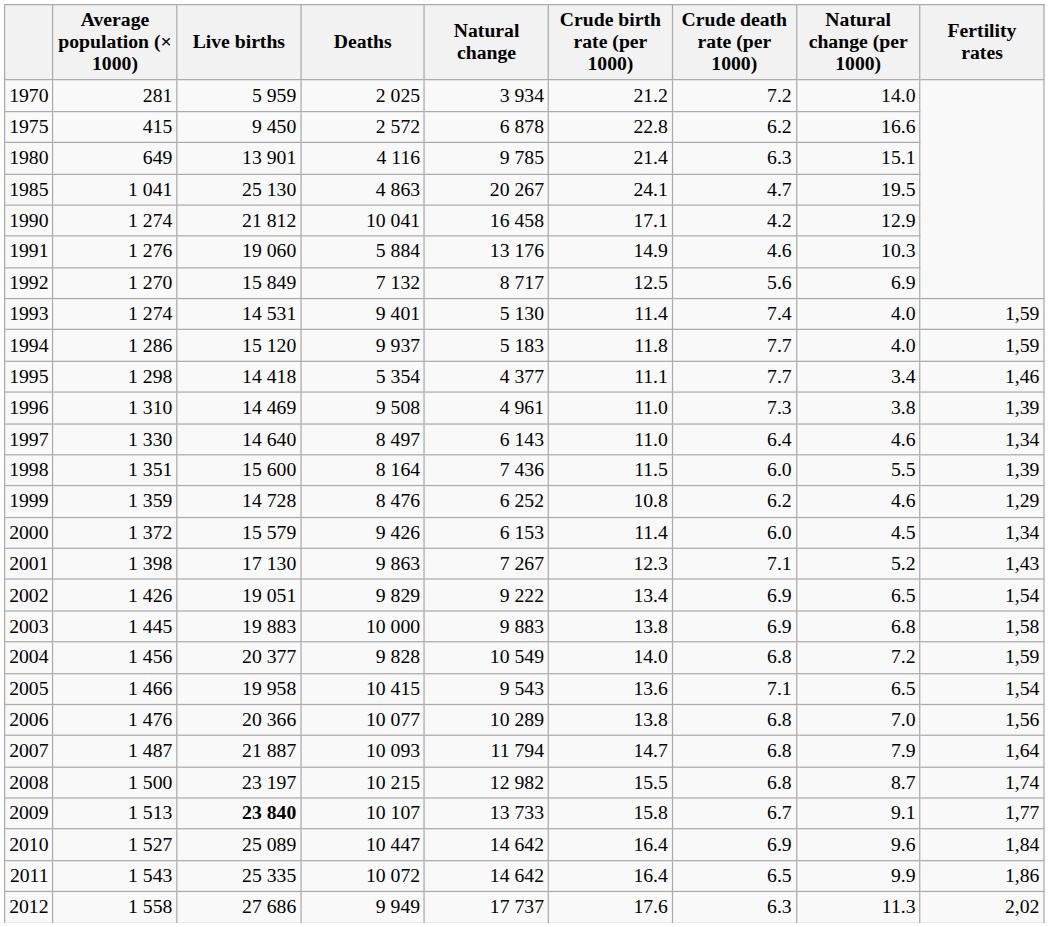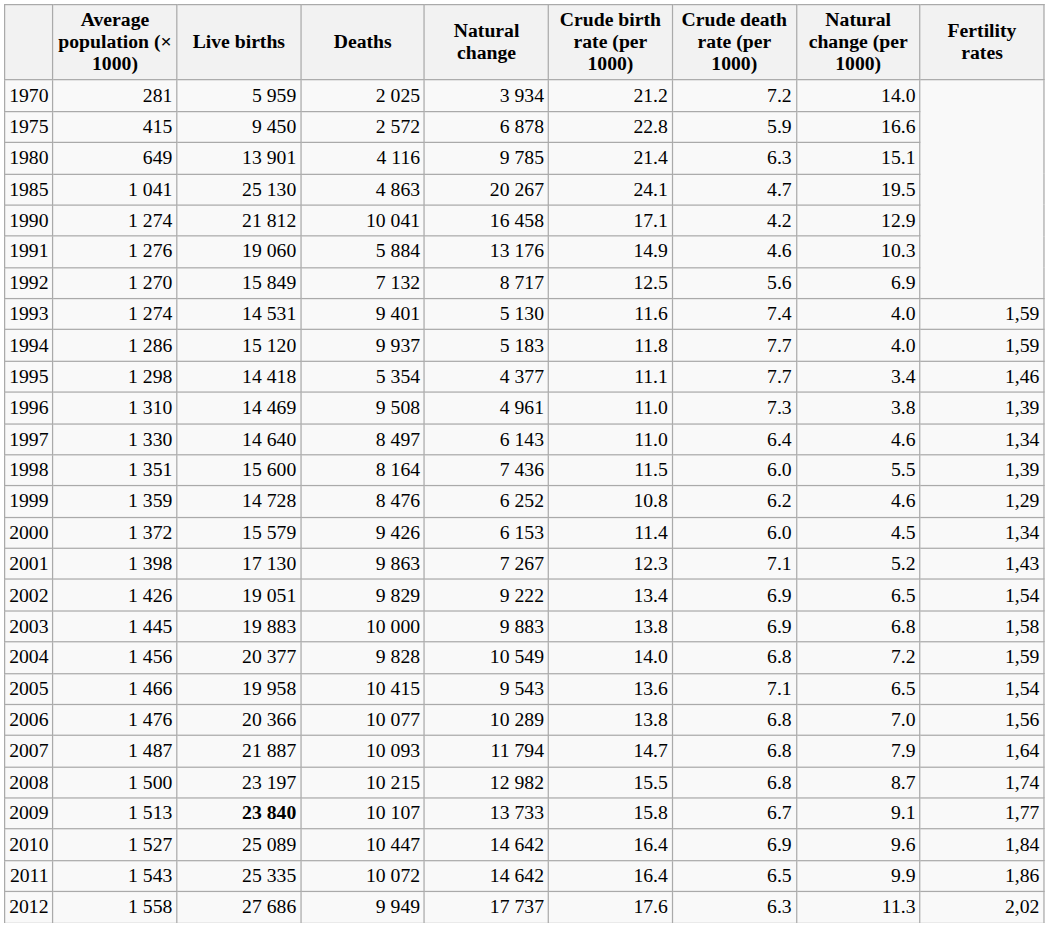(779, 126) 6.2 -> (779, 126) 5.9
(651, 314) 11.4 -> (651, 314) 11.6
